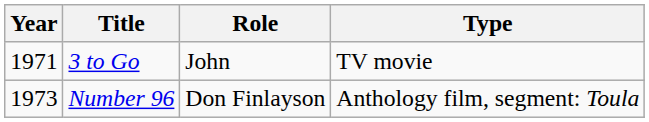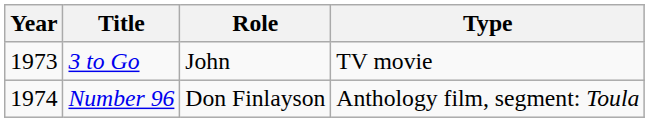(34, 60) 1971 -> (34, 60) 1973
(34, 98) 1973 -> (34, 98) 1974
